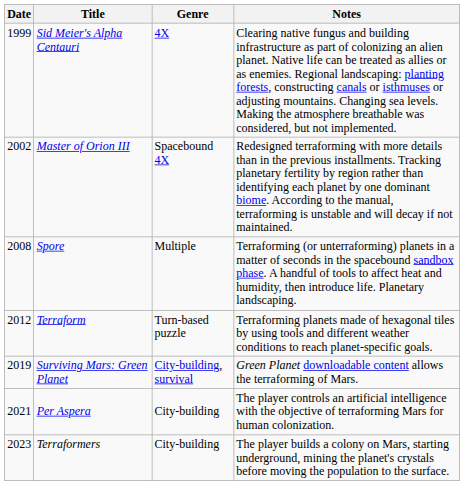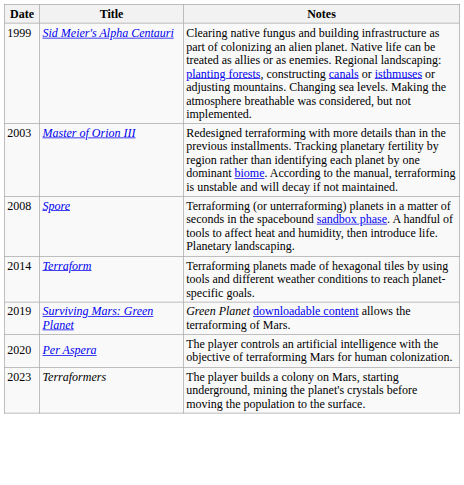- column: (193, 14)
(19, 146) 2002 -> (19, 133) 2003
(19, 319) 2012 -> (19, 265) 2014
(19, 411) 2021 -> (19, 350) 2020
